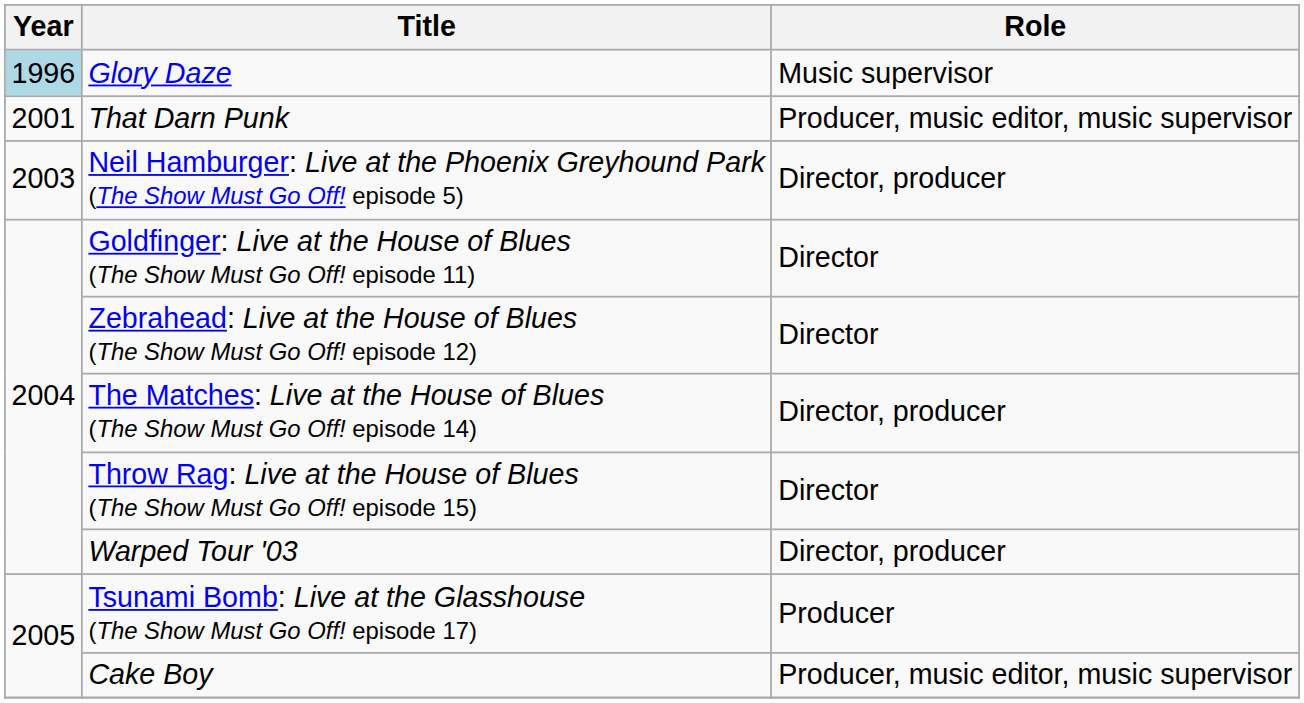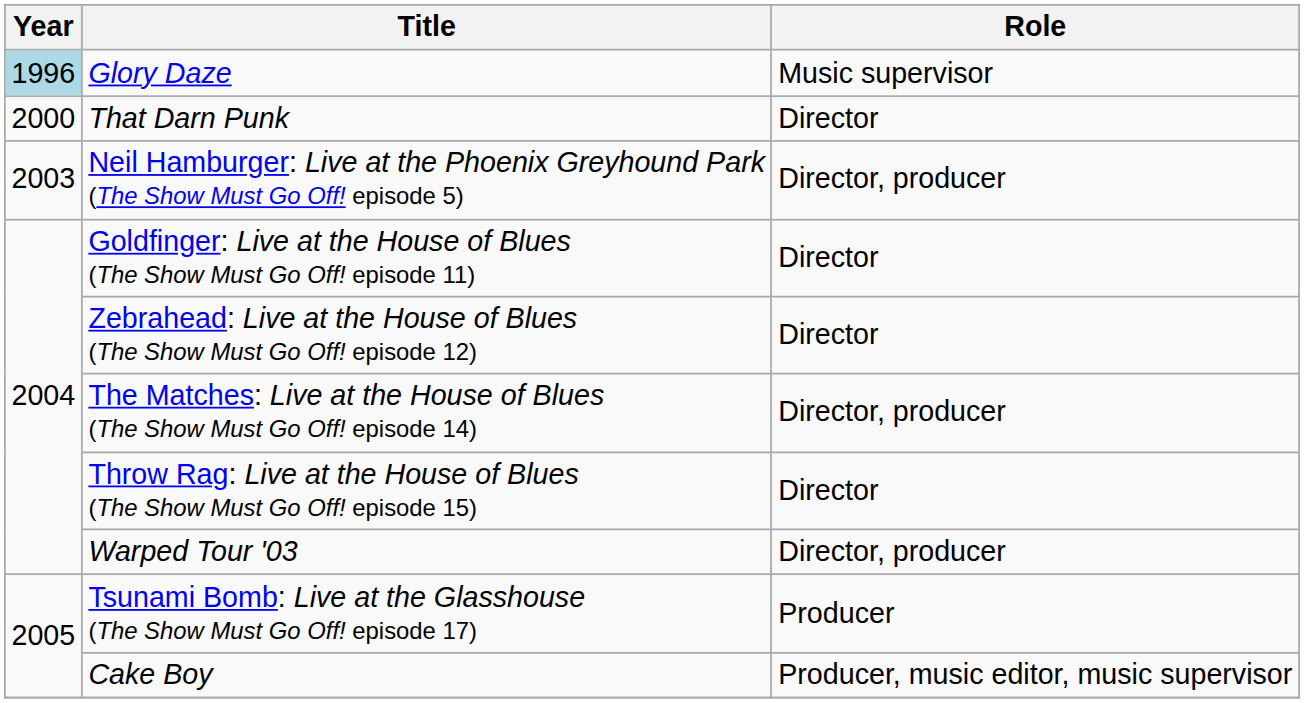(43, 118) 2001 -> (43, 118) 2000
(1035, 118) Producer, music editor, music supervisor -> (828, 118) Director
